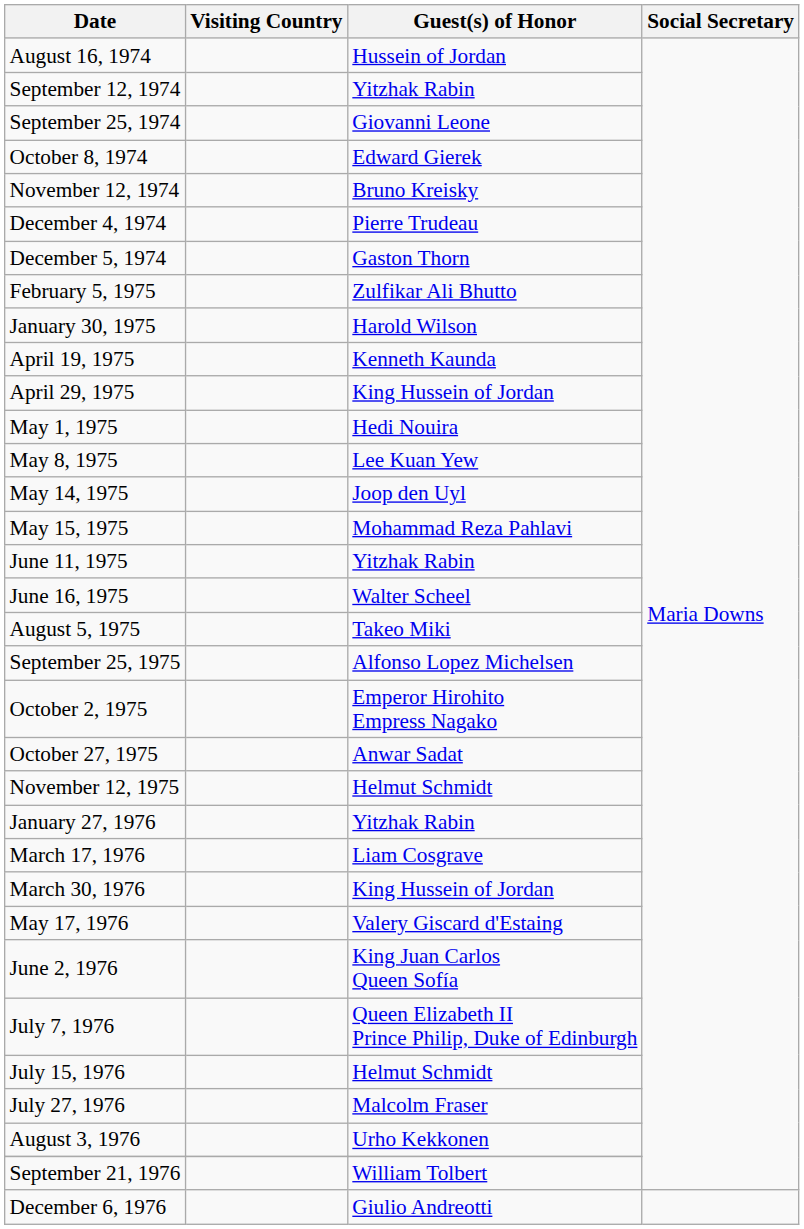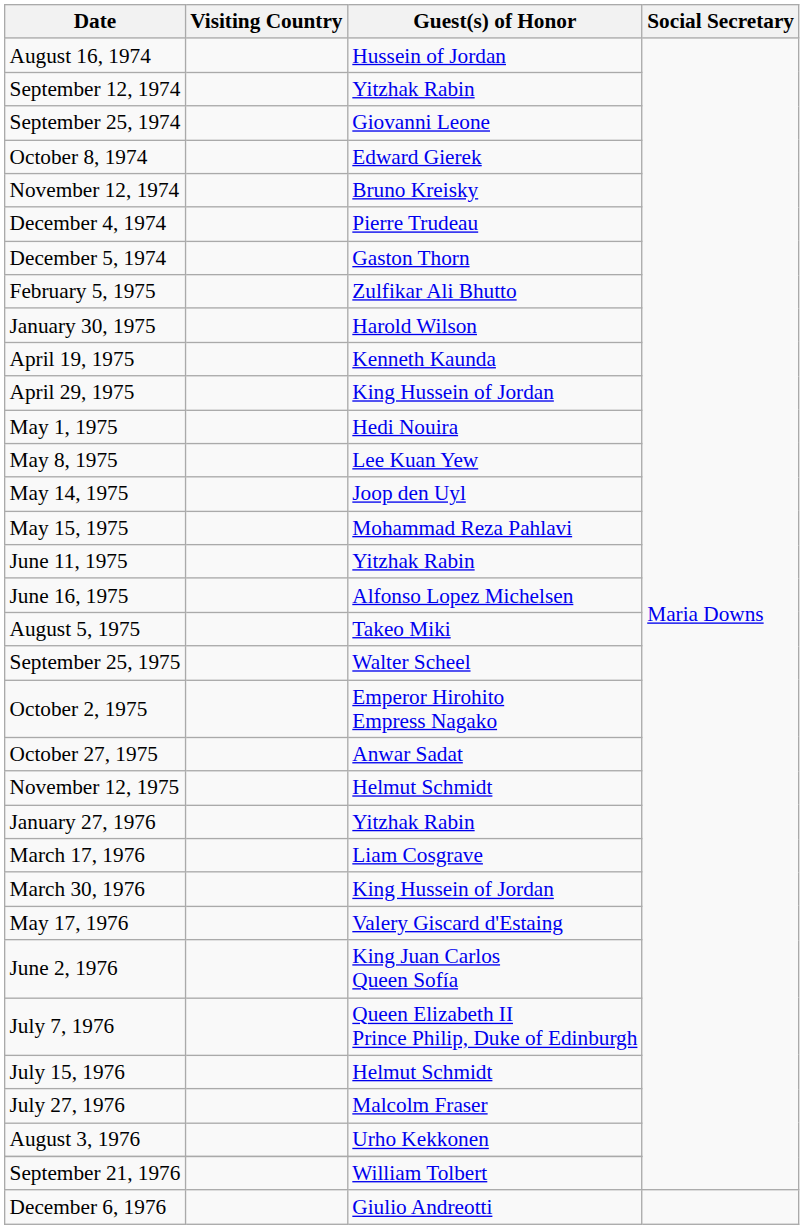(411, 595) Walter Scheel -> (463, 595) Alfonso Lopez Michelsen
(463, 662) Alfonso Lopez Michelsen -> (411, 662) Walter Scheel
